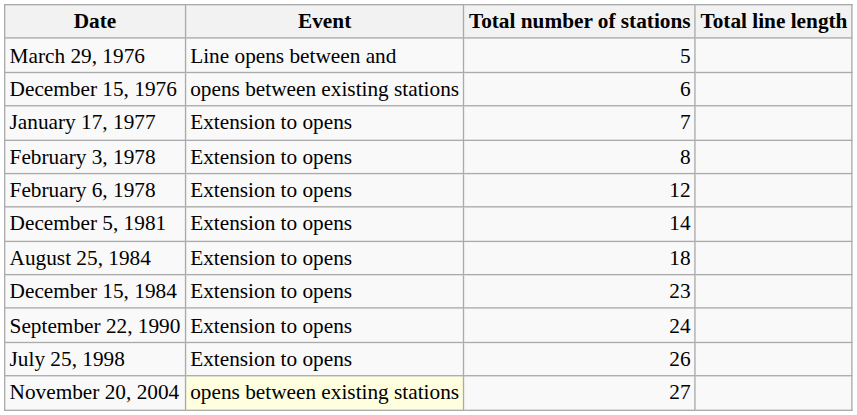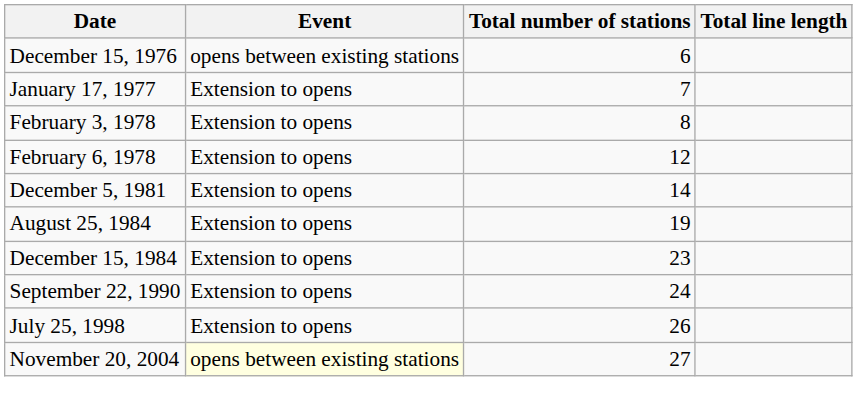- row: (77, 55)
(680, 257) 18 -> (680, 223) 19
